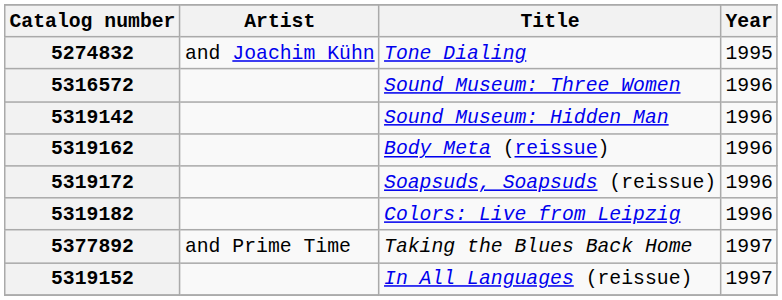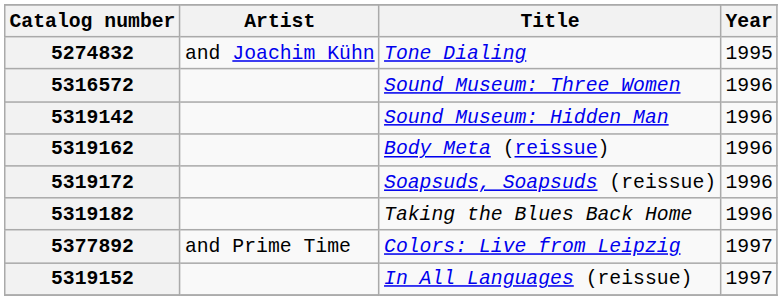(532, 214) Colors: Live from Leipzig -> (538, 214) Taking the Blues Back Home
(538, 246) Taking the Blues Back Home -> (532, 246) Colors: Live from Leipzig
